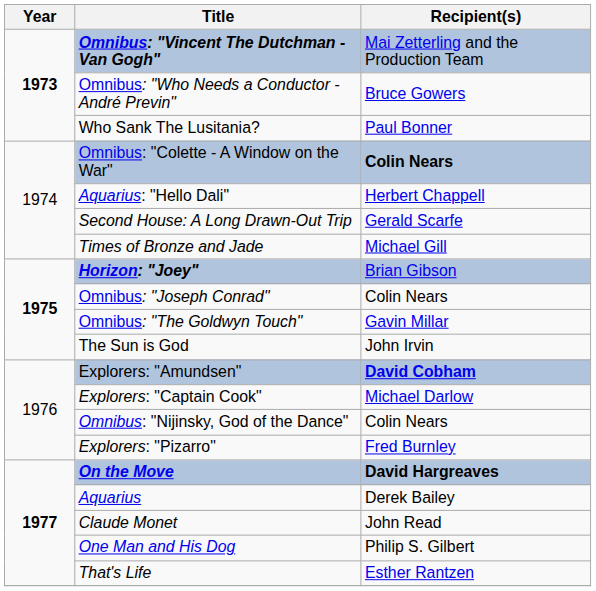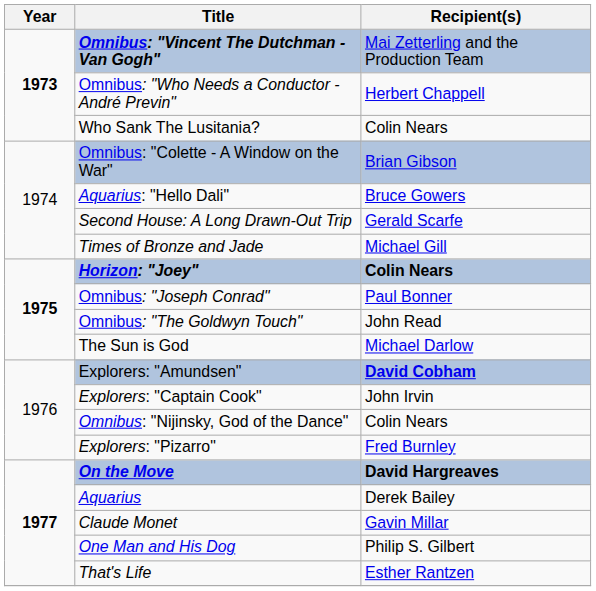(415, 94) Bruce Gowers -> (425, 94) Herbert Chappell
(409, 128) Paul Bonner -> (406, 128) Colin Nears
(409, 162) Colin Nears -> (411, 162) Brian Gibson
(425, 196) Herbert Chappell -> (415, 196) Bruce Gowers
(411, 271) Brian Gibson -> (409, 271) Colin Nears
(406, 296) Colin Nears -> (409, 296) Paul Bonner
(407, 321) Gavin Millar -> (403, 321) John Read
(399, 346) John Irvin -> (419, 346) Michael Darlow
(419, 397) Michael Darlow -> (399, 397) John Irvin
(403, 522) John Read -> (407, 522) Gavin Millar
